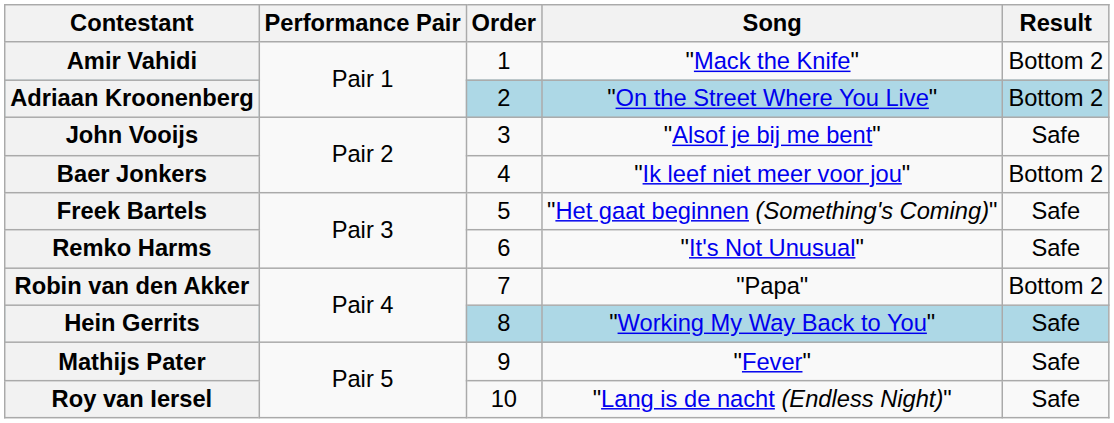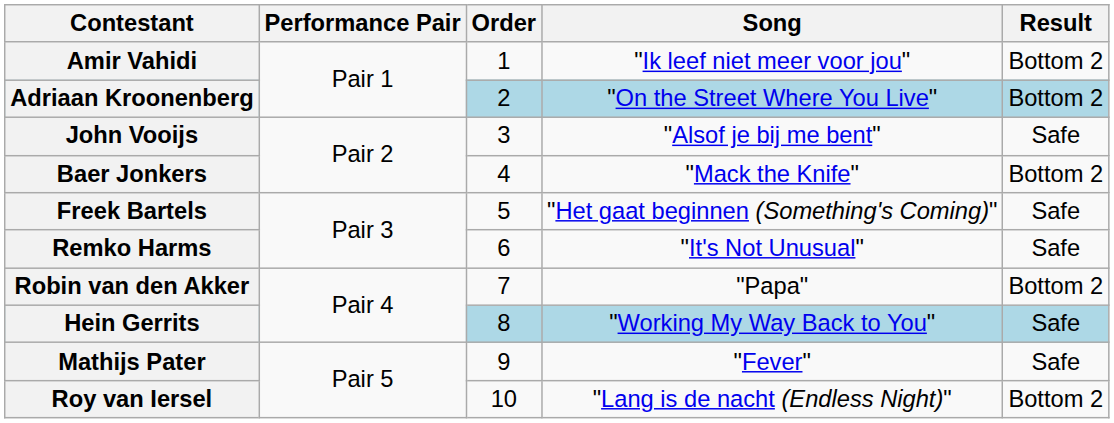(772, 60) "Mack the Knife" -> (772, 60) "Ik leef niet meer voor jou"
(772, 173) "Ik leef niet meer voor jou" -> (772, 173) "Mack the Knife"
(1056, 398) Safe -> (1056, 398) Bottom 2
